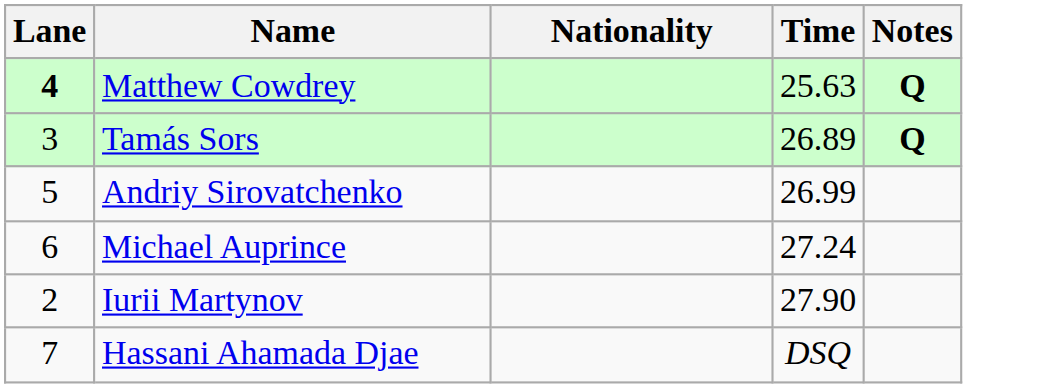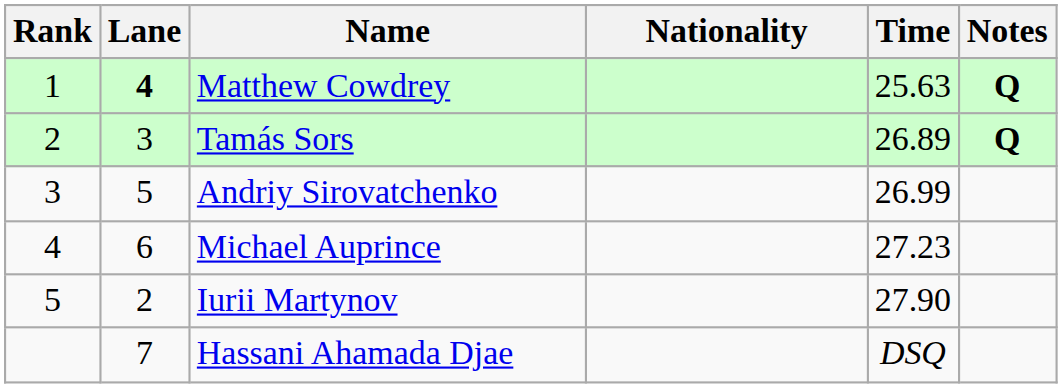+ column: (52, 31)
(818, 246) 27.24 -> (913, 246) 27.23
